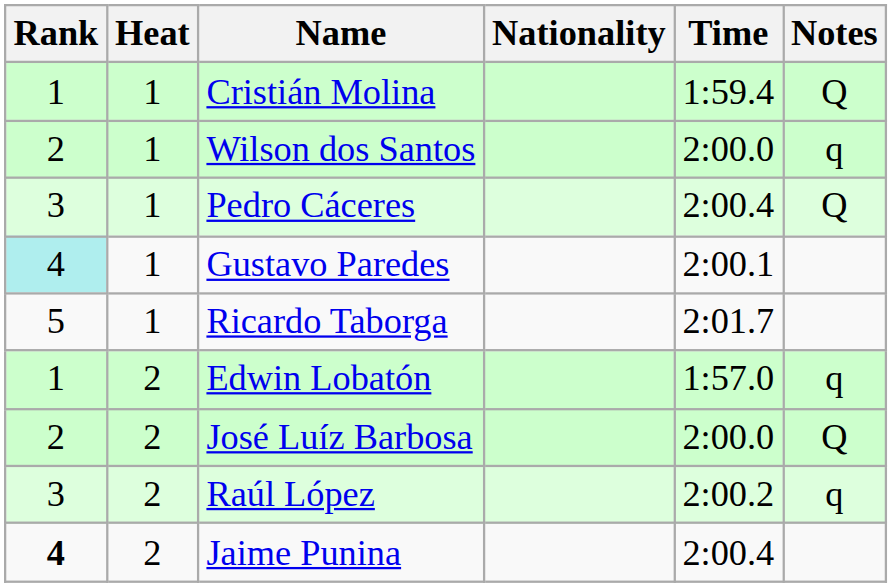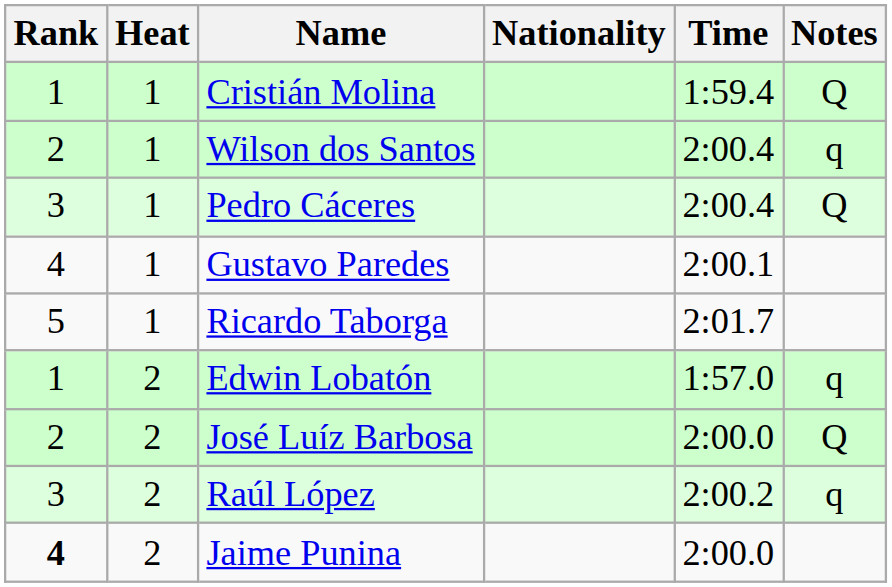(728, 148) 2:00.0 -> (728, 148) 2:00.4
(56, 263) paleturquoise background -> (56, 263) no background
(728, 551) 2:00.4 -> (728, 551) 2:00.0
